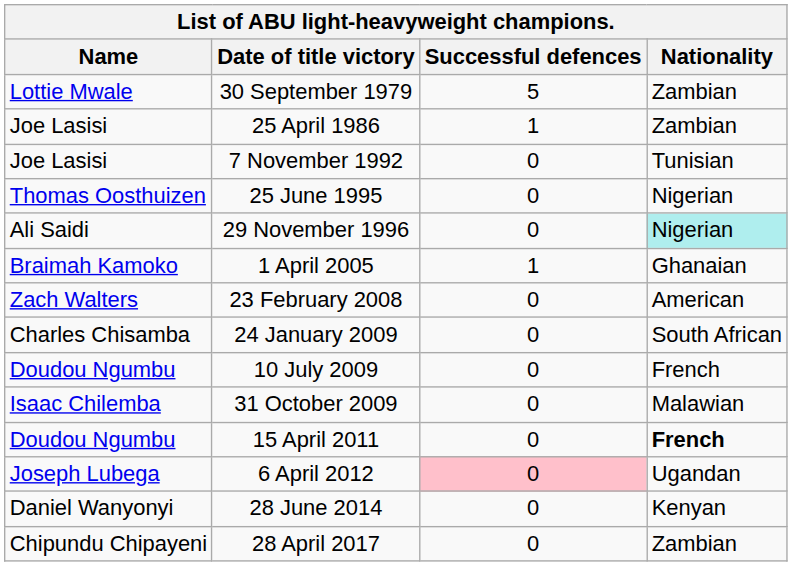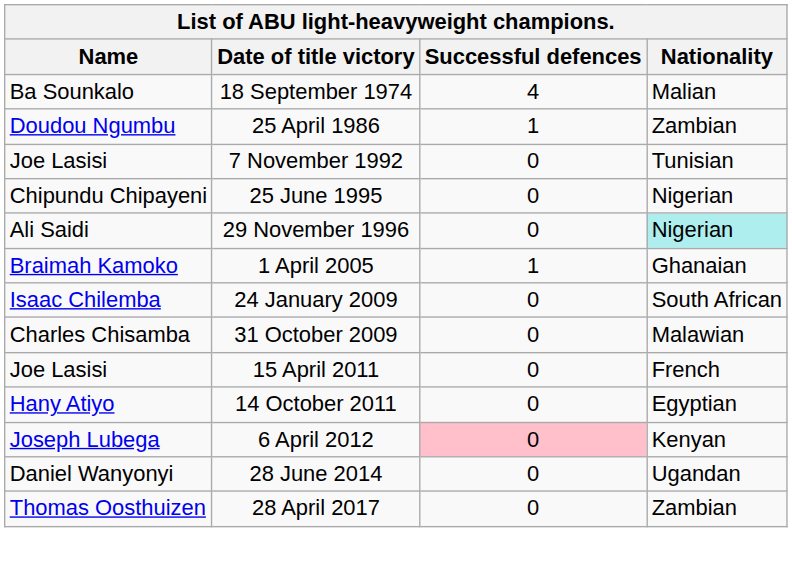+ row: (316, 91)
- row: (316, 91)
(58, 126) Joe Lasisi -> (93, 126) Doudou Ngumbu
(108, 195) Thomas Oosthuizen -> (108, 195) Chipundu Chipayeni
- row: (316, 299)
(100, 334) Charles Chisamba -> (85, 299) Isaac Chilemba
- row: (316, 369)
(85, 404) Isaac Chilemba -> (100, 334) Charles Chisamba
(93, 439) Doudou Ngumbu -> (58, 369) Joe Lasisi
(688, 439) bold -> (686, 369) normal
+ row: (316, 404)
(696, 473) Ugandan -> (689, 439) Kenyan
(689, 508) Kenyan -> (696, 473) Ugandan
(108, 543) Chipundu Chipayeni -> (108, 508) Thomas Oosthuizen
